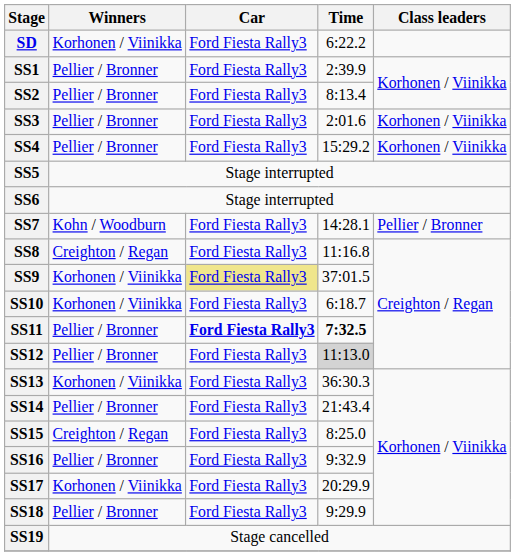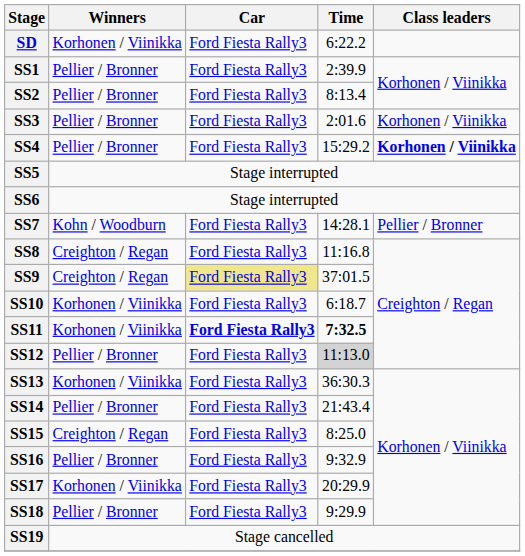(442, 147) normal -> (447, 147) bold
(117, 277) Korhonen / Viinikka -> (110, 277) Creighton / Regan
(105, 329) Pellier / Bronner -> (117, 329) Korhonen / Viinikka
